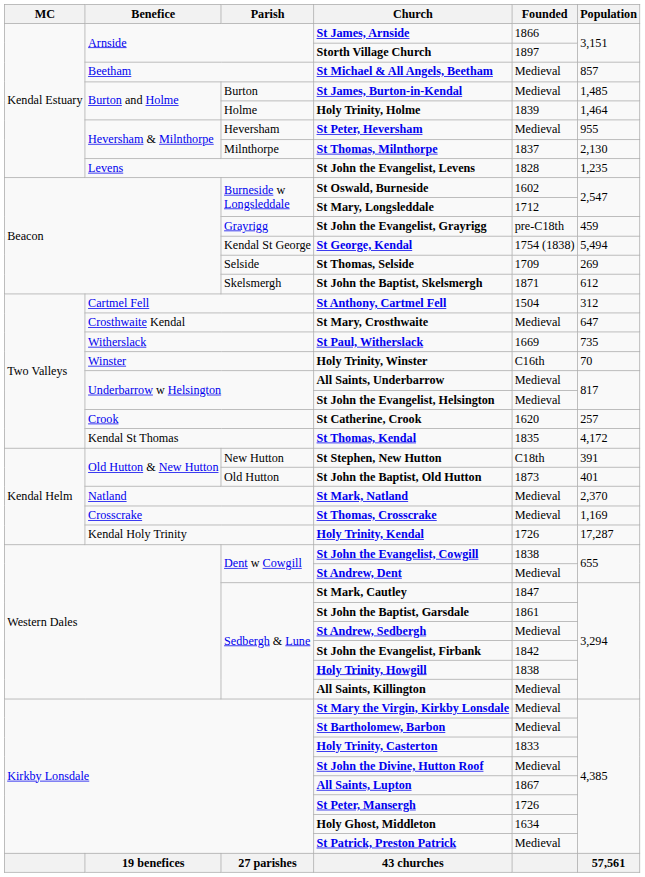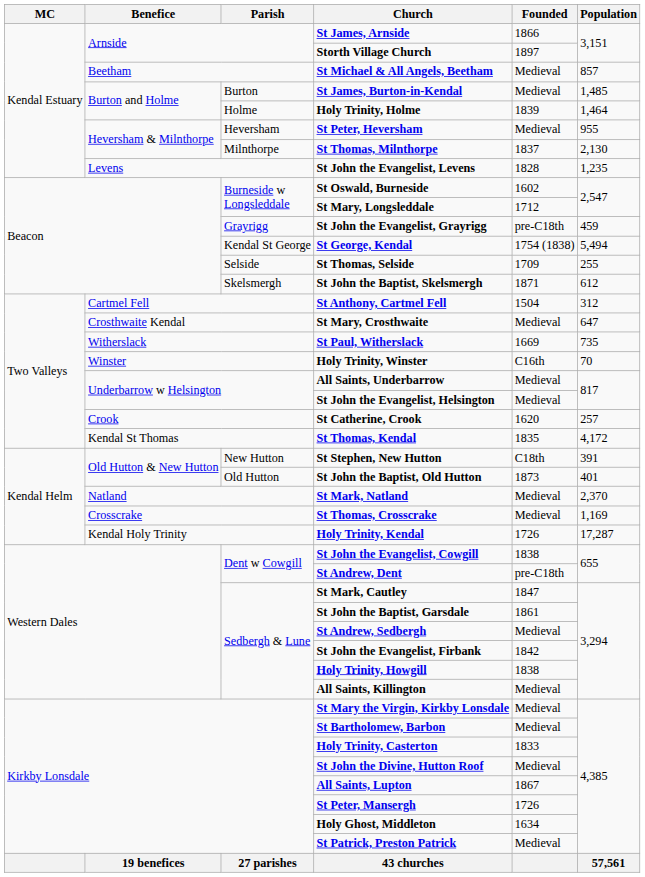(589, 264) 269 -> (589, 264) 255
(538, 573) Medieval -> (539, 573) pre-C18th
